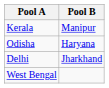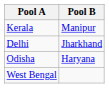rows swapped: (18, 59) <-> (21, 43)
